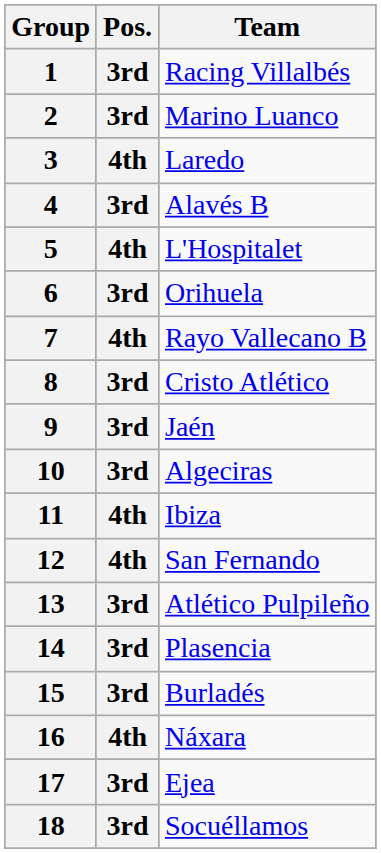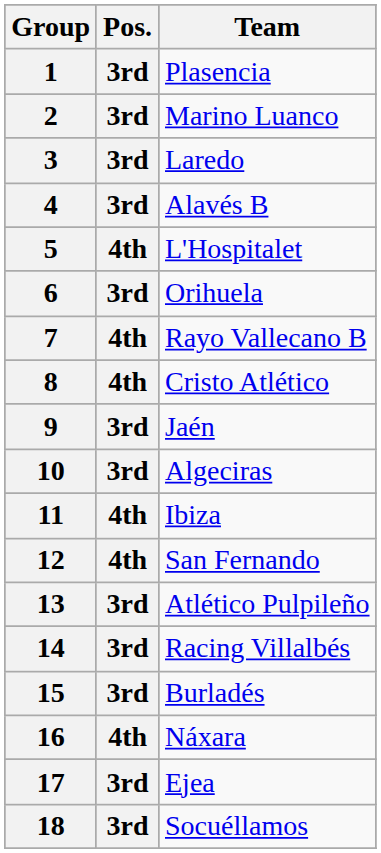(258, 71) Racing Villalbés -> (218, 71) Plasencia
(128, 159) 4th -> (128, 159) 3rd
(128, 381) 3rd -> (128, 381) 4th
(218, 648) Plasencia -> (258, 648) Racing Villalbés
